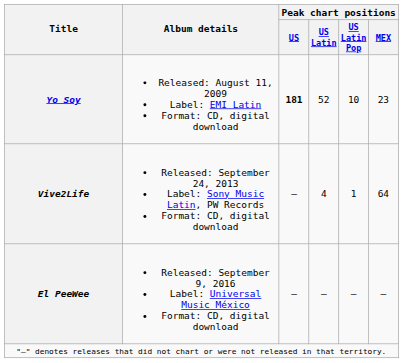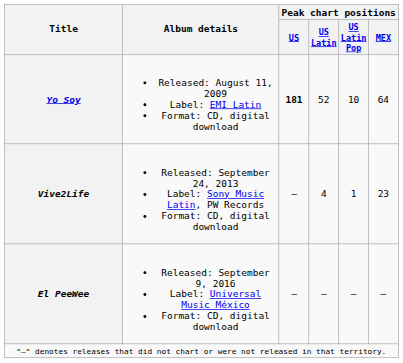(383, 99) 23 -> (383, 99) 64
(383, 194) 64 -> (383, 194) 23
